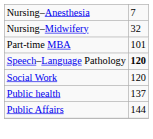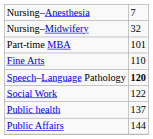+ row: (26, 61)
(138, 77) 120 -> (138, 93) 122
